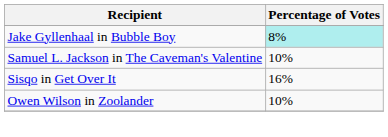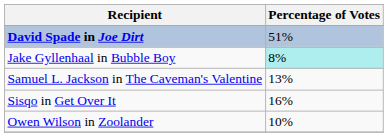+ row: (75, 36)
(281, 57) 10% -> (281, 79) 13%
